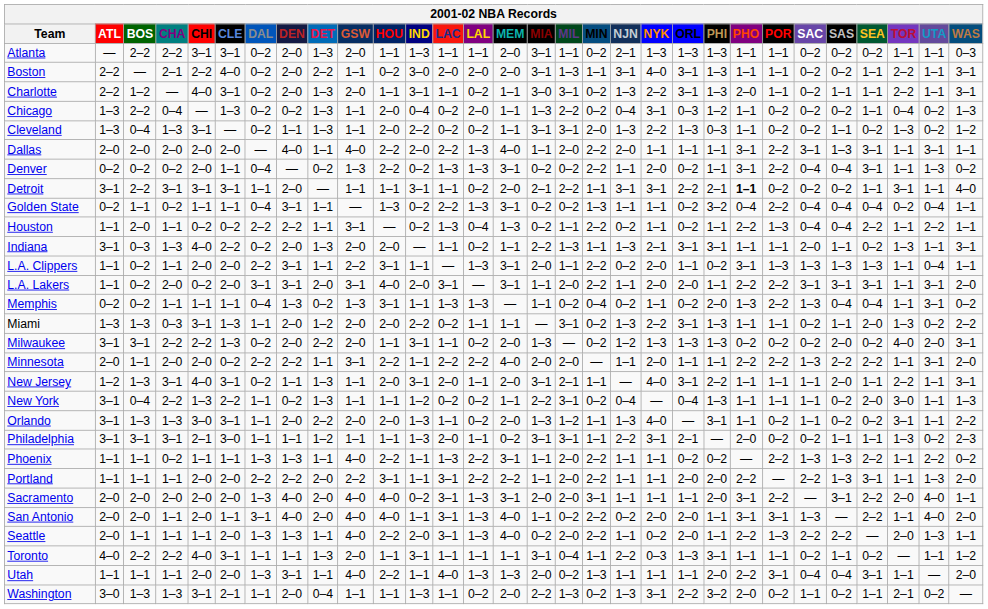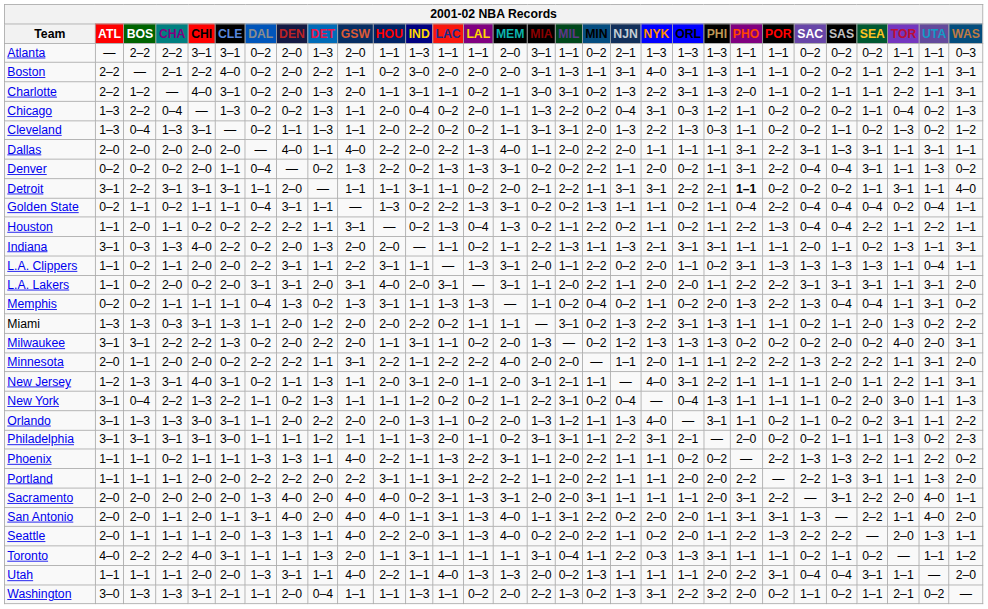(717, 208) 3–2 -> (717, 208) 1–1
(202, 440) 2–1 -> (202, 440) 3–1
(569, 517) 0–2 -> (569, 517) 3–1
